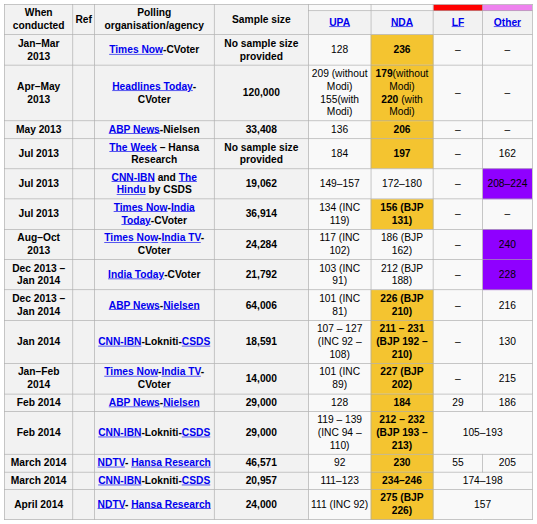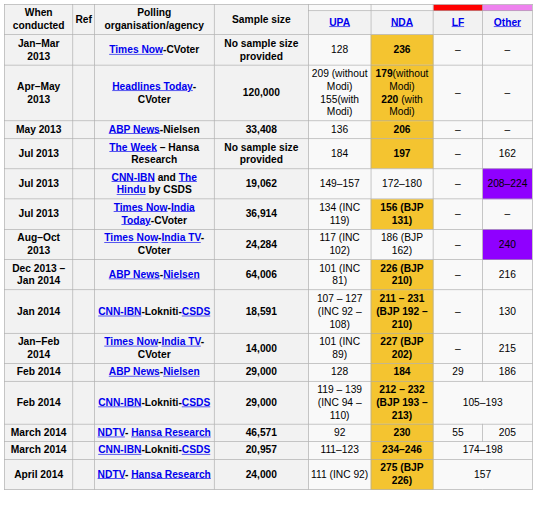- row: (154, 275)
